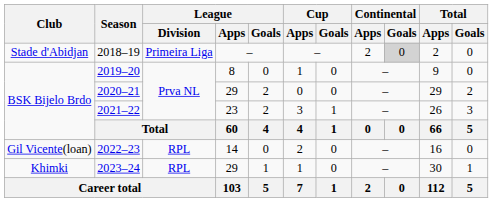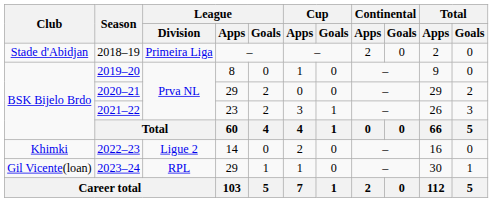(402, 52) lightgrey background -> (402, 52) no background
(49, 149) Gil Vicente(loan) -> (49, 149) Khimki
(179, 149) RPL -> (179, 149) Ligue 2
(49, 168) Khimki -> (49, 168) Gil Vicente(loan)
